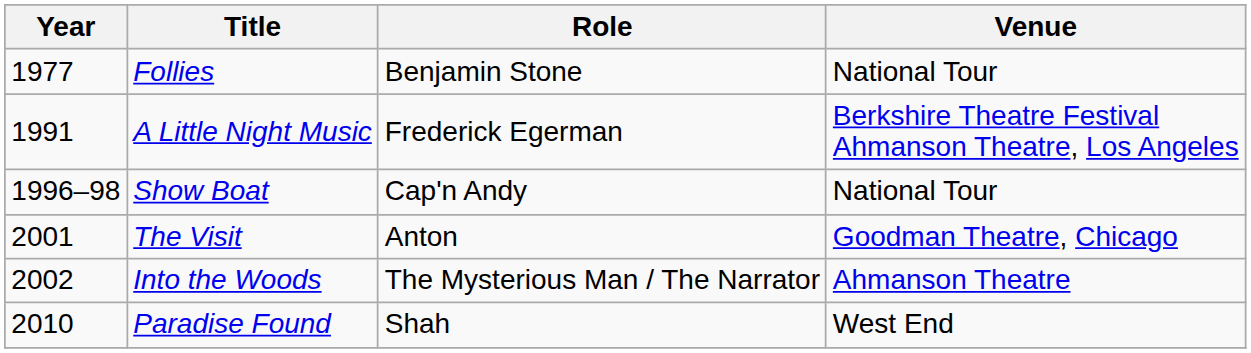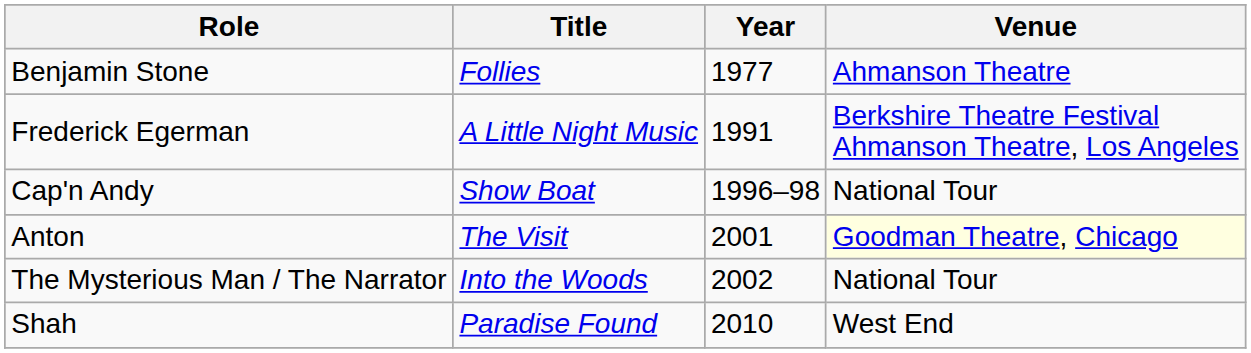columns swapped: (66, 26) <-> (602, 26)
(915, 71) National Tour -> (952, 71) Ahmanson Theatre
(1005, 235) no background -> (1005, 235) lightyellow background
(952, 280) Ahmanson Theatre -> (915, 280) National Tour
